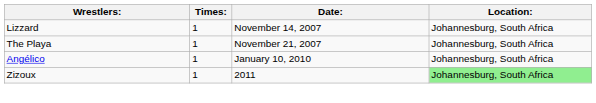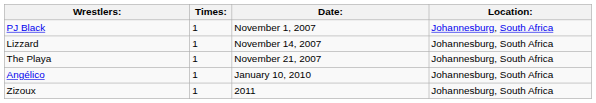+ row: (26, 28)
(492, 75) lightgreen background -> (492, 91) no background
